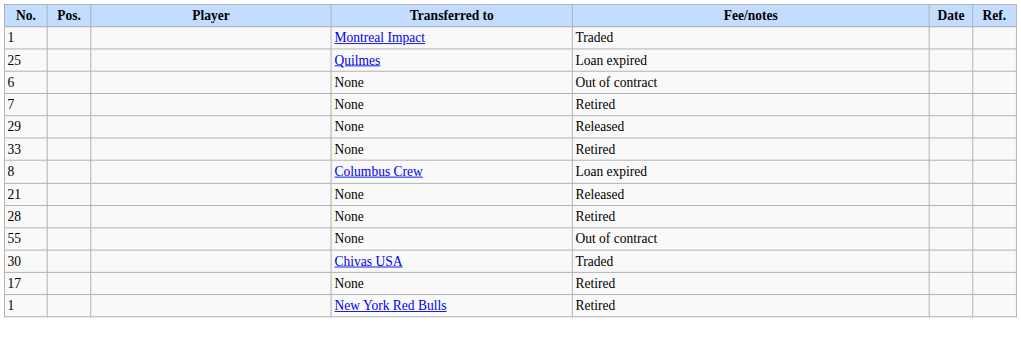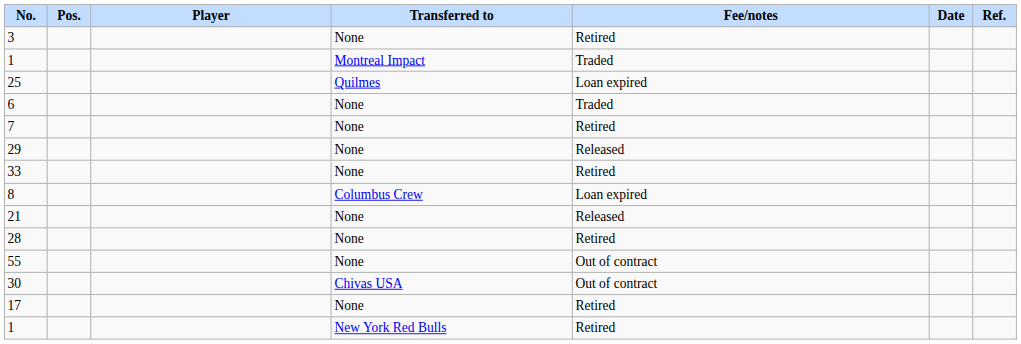+ row: (11, 38)
(616, 82) Out of contract -> (594, 105) Traded
(594, 261) Traded -> (616, 283) Out of contract
